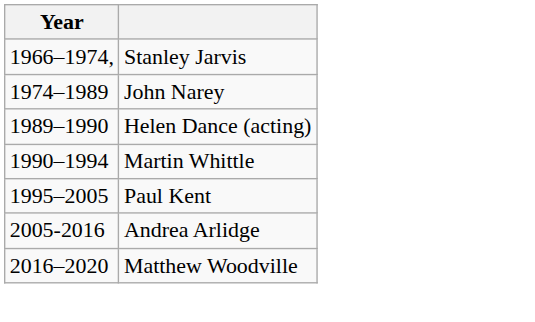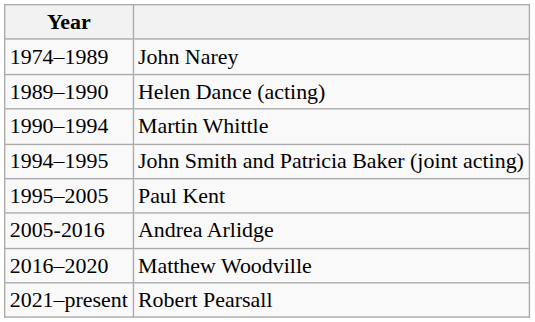- row: (185, 56)
+ row: (331, 160)
+ row: (205, 299)
